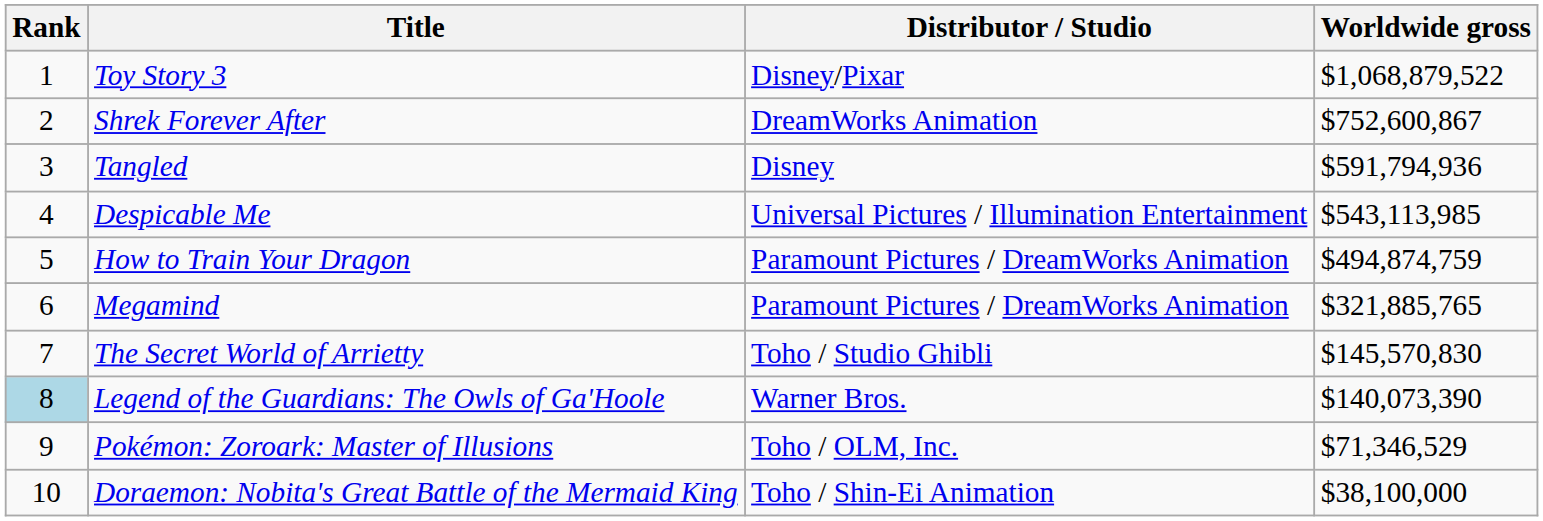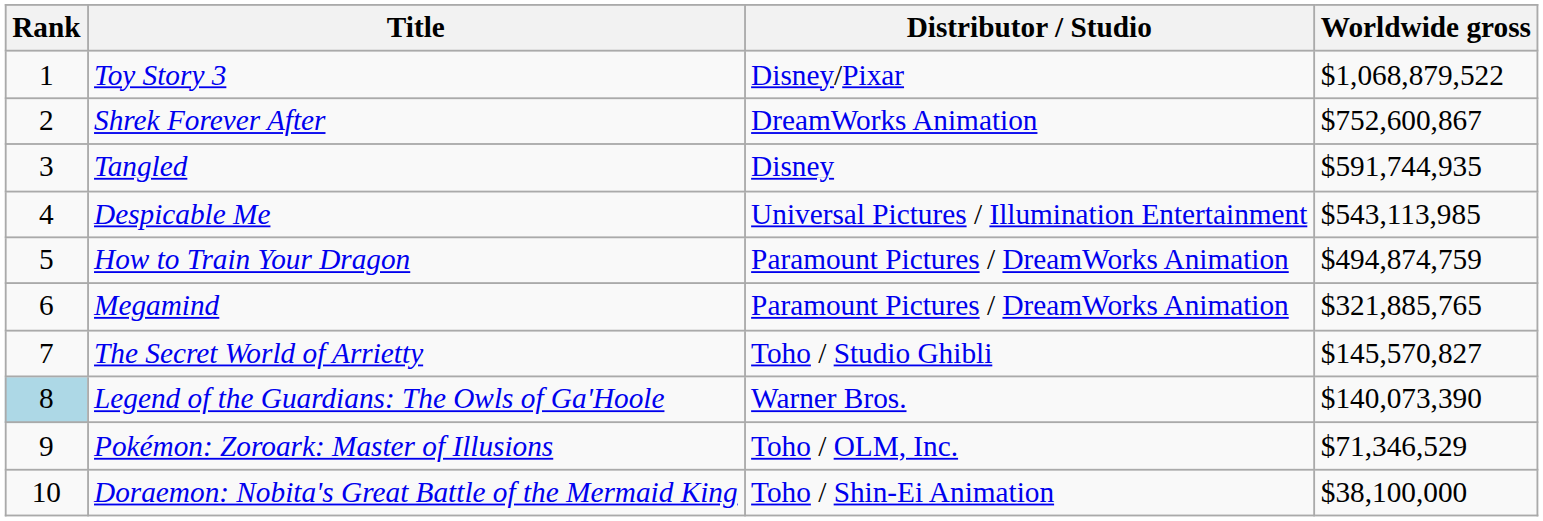(1401, 167) $591,794,936 -> (1401, 167) $591,744,935
(1401, 352) $145,570,830 -> (1401, 352) $145,570,827
